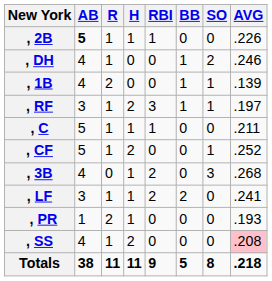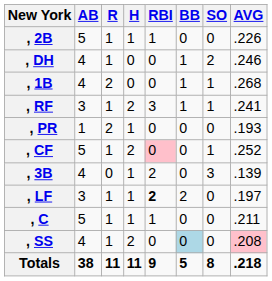(82, 38) bold -> (82, 38) normal
(247, 83) .139 -> (247, 83) .268
(247, 106) .197 -> (247, 106) .241
rows swapped: (40, 219) <-> (40, 128)
(152, 151) no background -> (152, 151) pink background
(247, 173) .268 -> (247, 173) .139
(152, 196) normal -> (152, 196) bold
(247, 196) .241 -> (247, 196) .197
(183, 241) no background -> (183, 241) lightblue background
